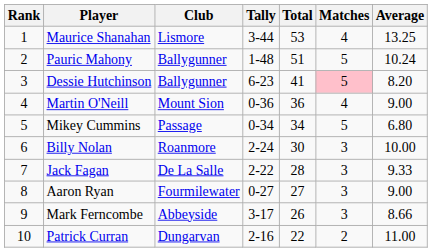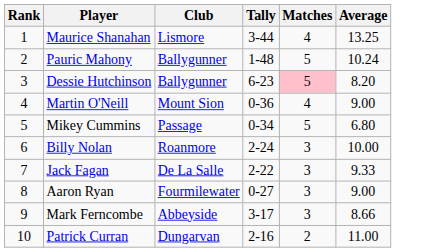- column: (297, 15)
